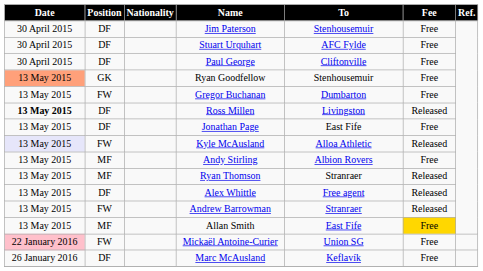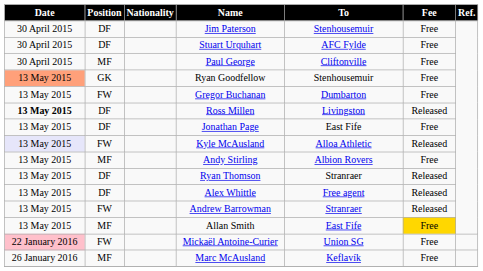(104, 62) DF -> (104, 62) MF
(104, 176) MF -> (104, 176) DF
(104, 258) DF -> (104, 258) MF
